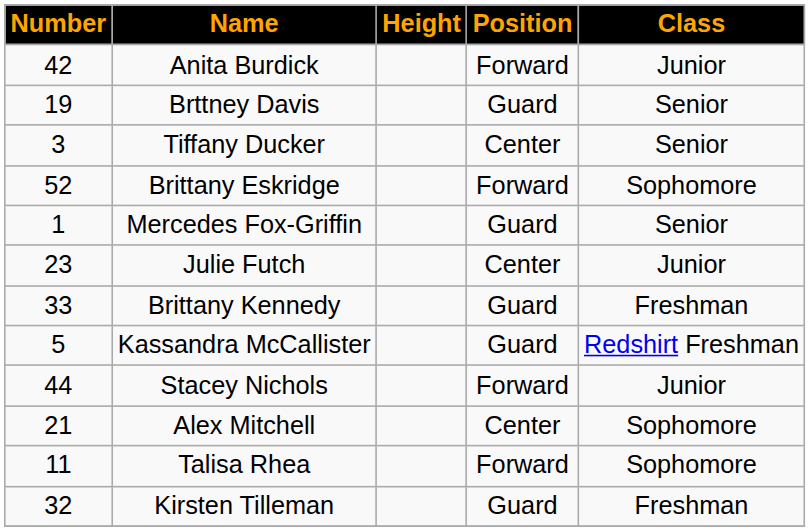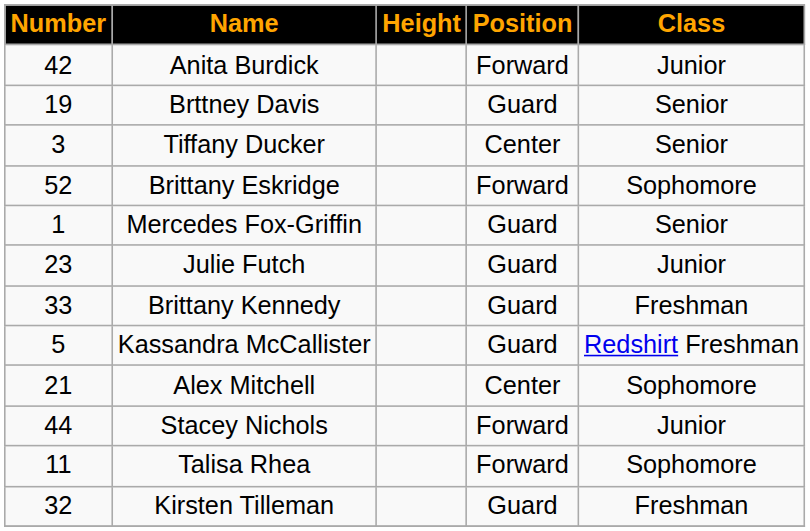(522, 265) Center -> (522, 265) Guard
rows swapped: (244, 425) <-> (244, 385)
